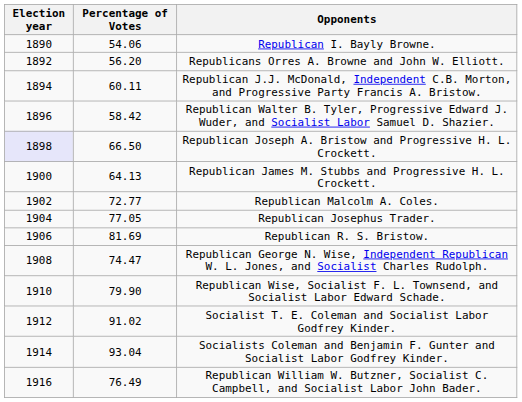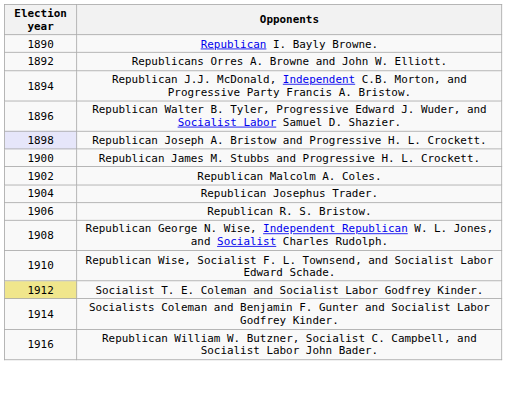- column: (125, 20)
(39, 321) no background -> (41, 290) khaki background
